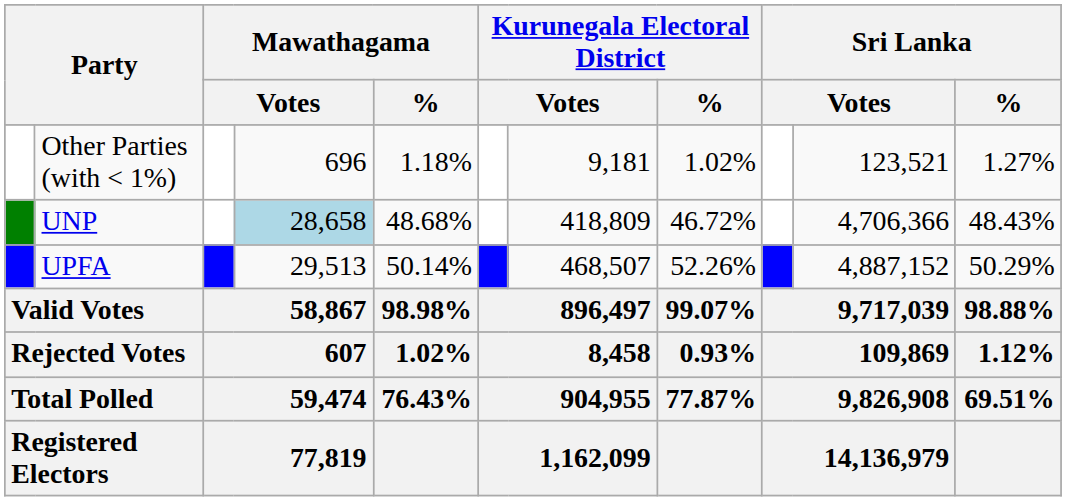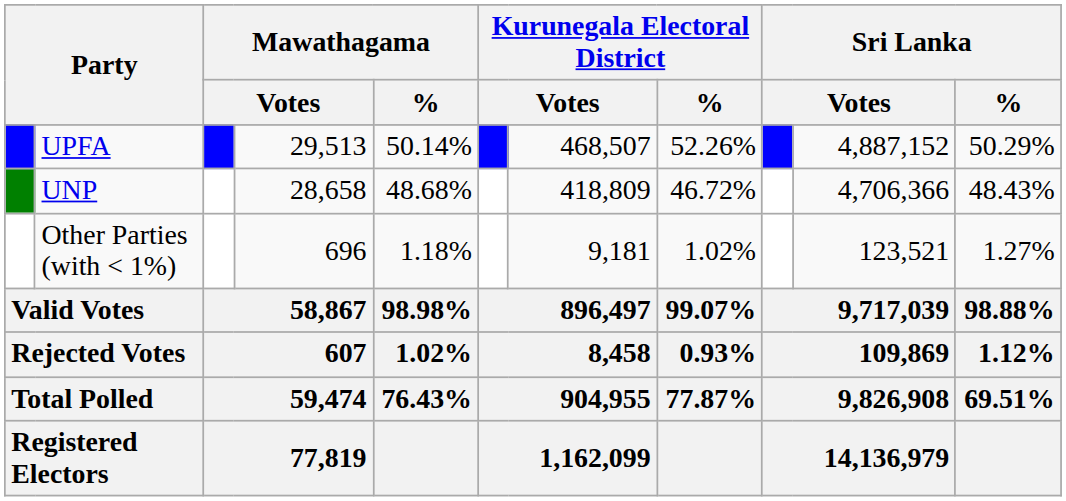rows swapped: (76, 265) <-> (115, 161)
(328, 221) lightblue background -> (328, 190) no background
